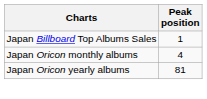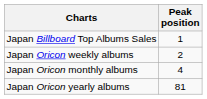+ row: (70, 54)
